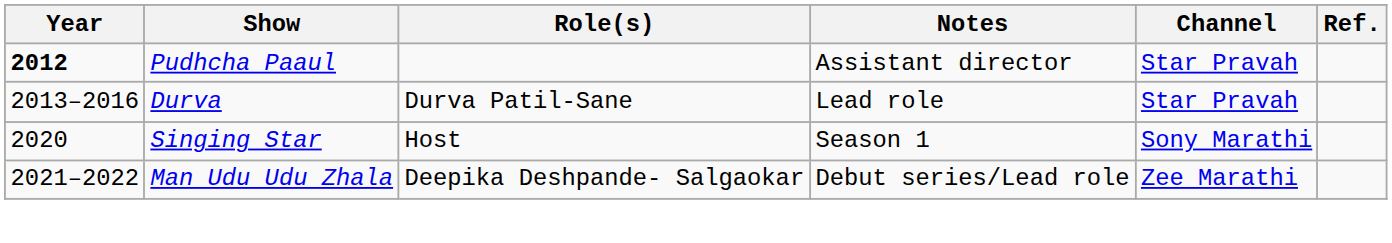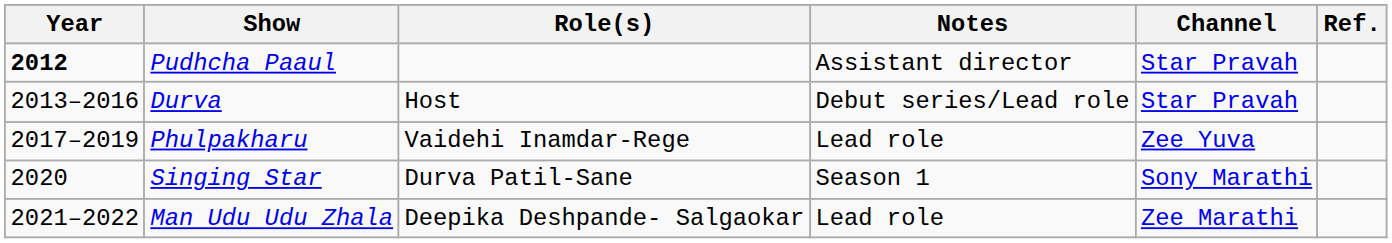(519, 102) Durva Patil-Sane -> (433, 102) Host
(880, 102) Lead role -> (973, 102) Debut series/Lead role
+ row: (229, 141)
(433, 141) Host -> (519, 179) Durva Patil-Sane
(973, 179) Debut series/Lead role -> (880, 218) Lead role
